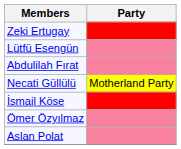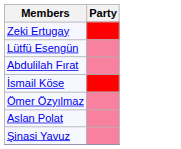- row: (41, 84)
+ row: (39, 136)
